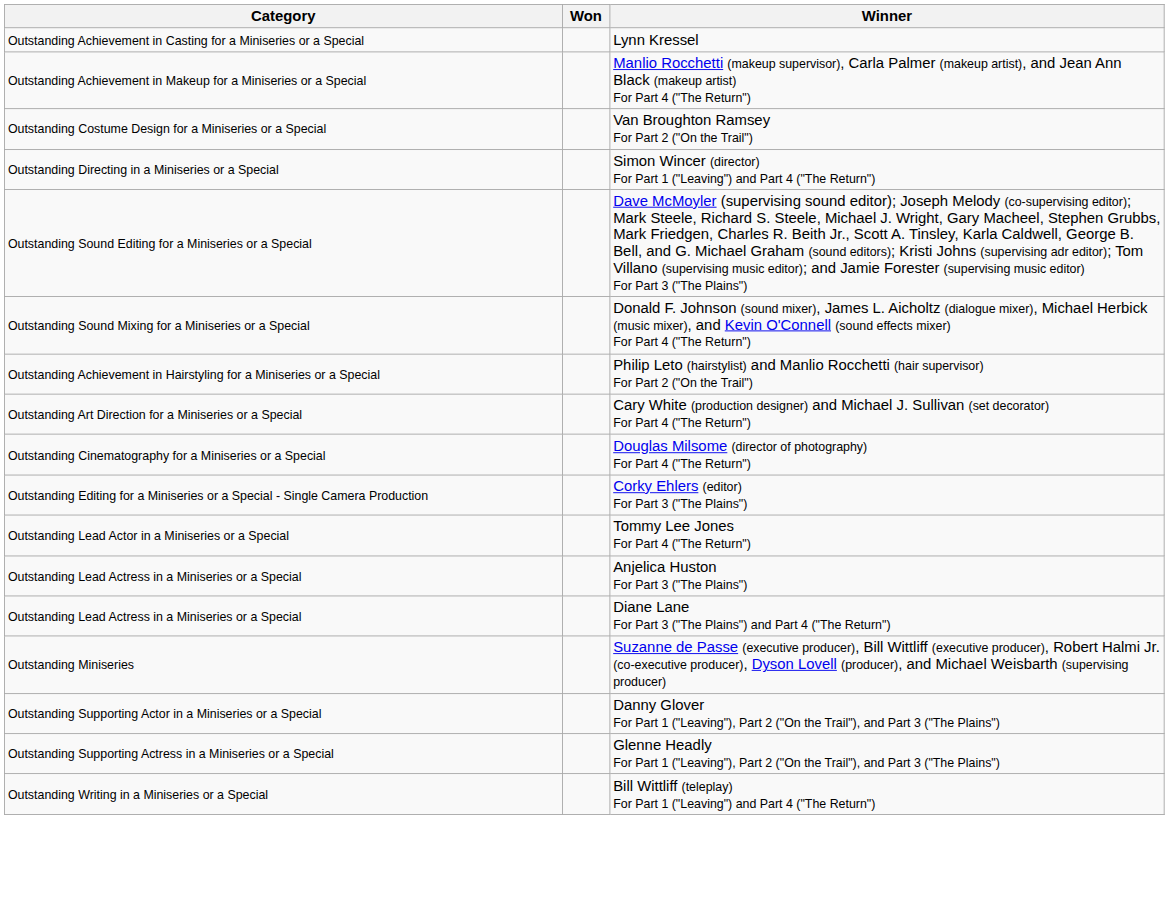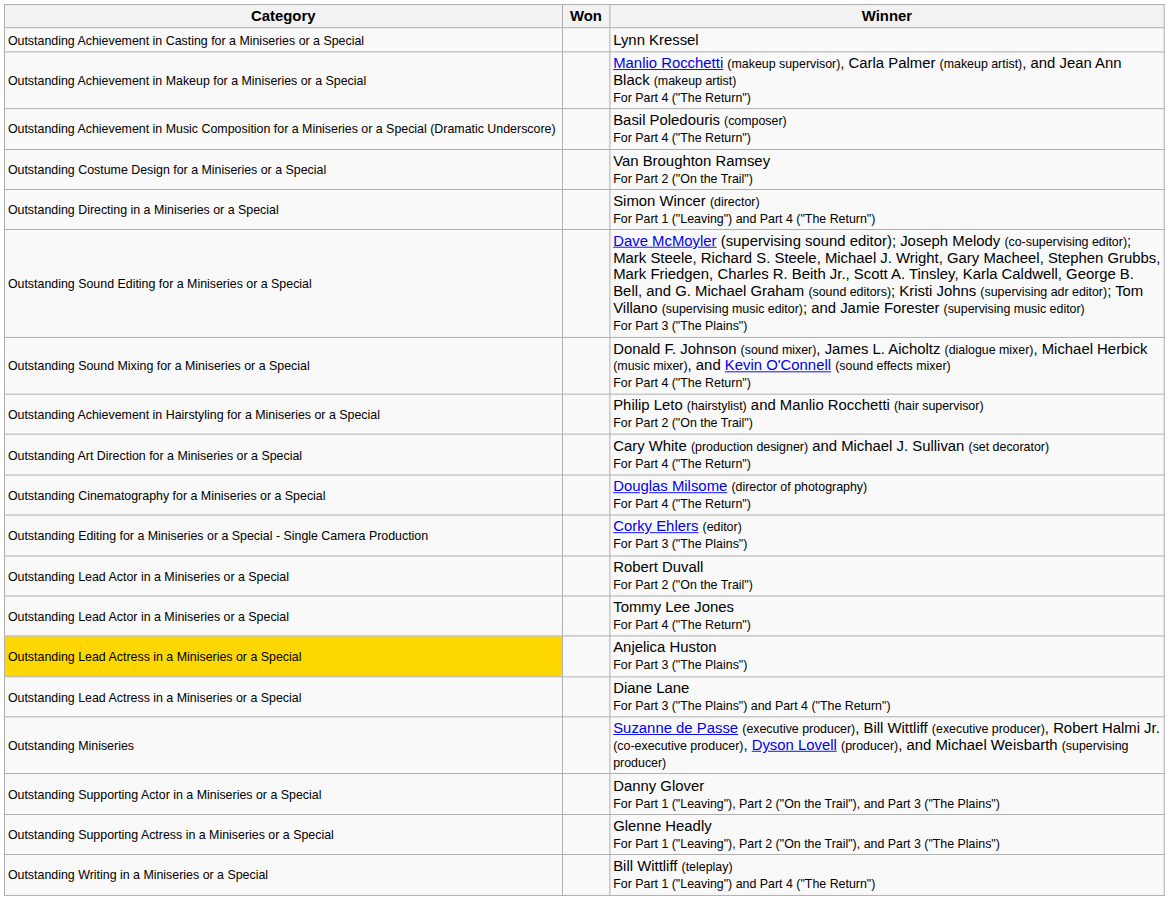+ row: (700, 128)
+ row: (683, 575)
(155, 576) no background -> (155, 657) gold background
